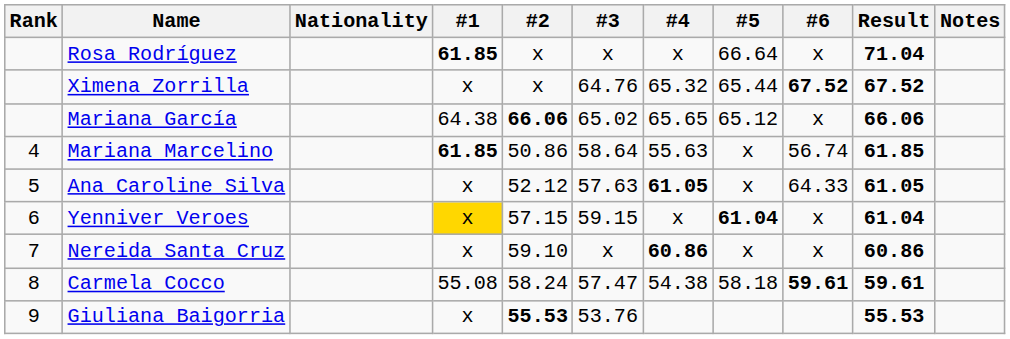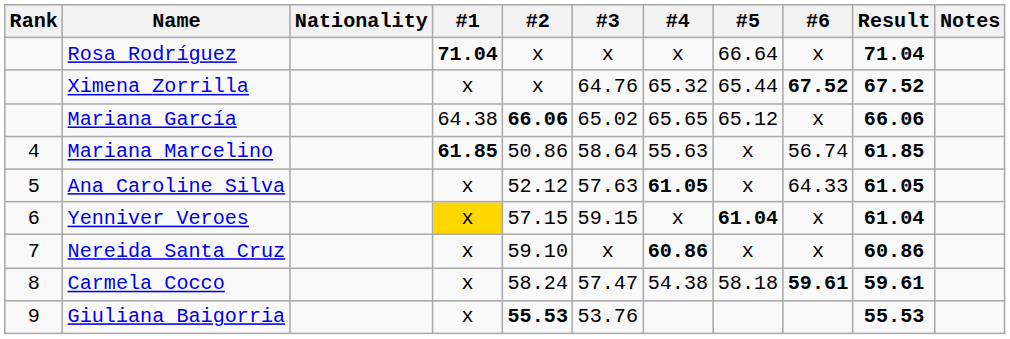(468, 54) 61.85 -> (468, 54) 71.04
(468, 284) 55.08 -> (468, 284) x
